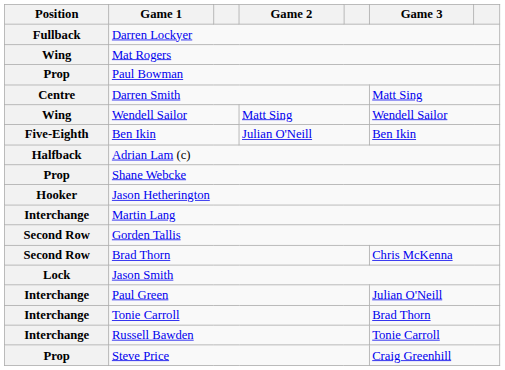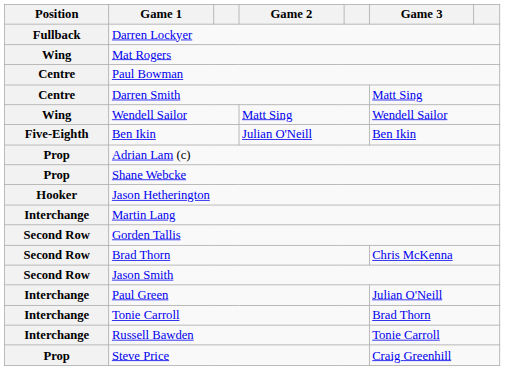(57, 74) Prop -> (57, 74) Centre
(57, 154) Halfback -> (57, 154) Prop
(57, 275) Lock -> (57, 275) Second Row
